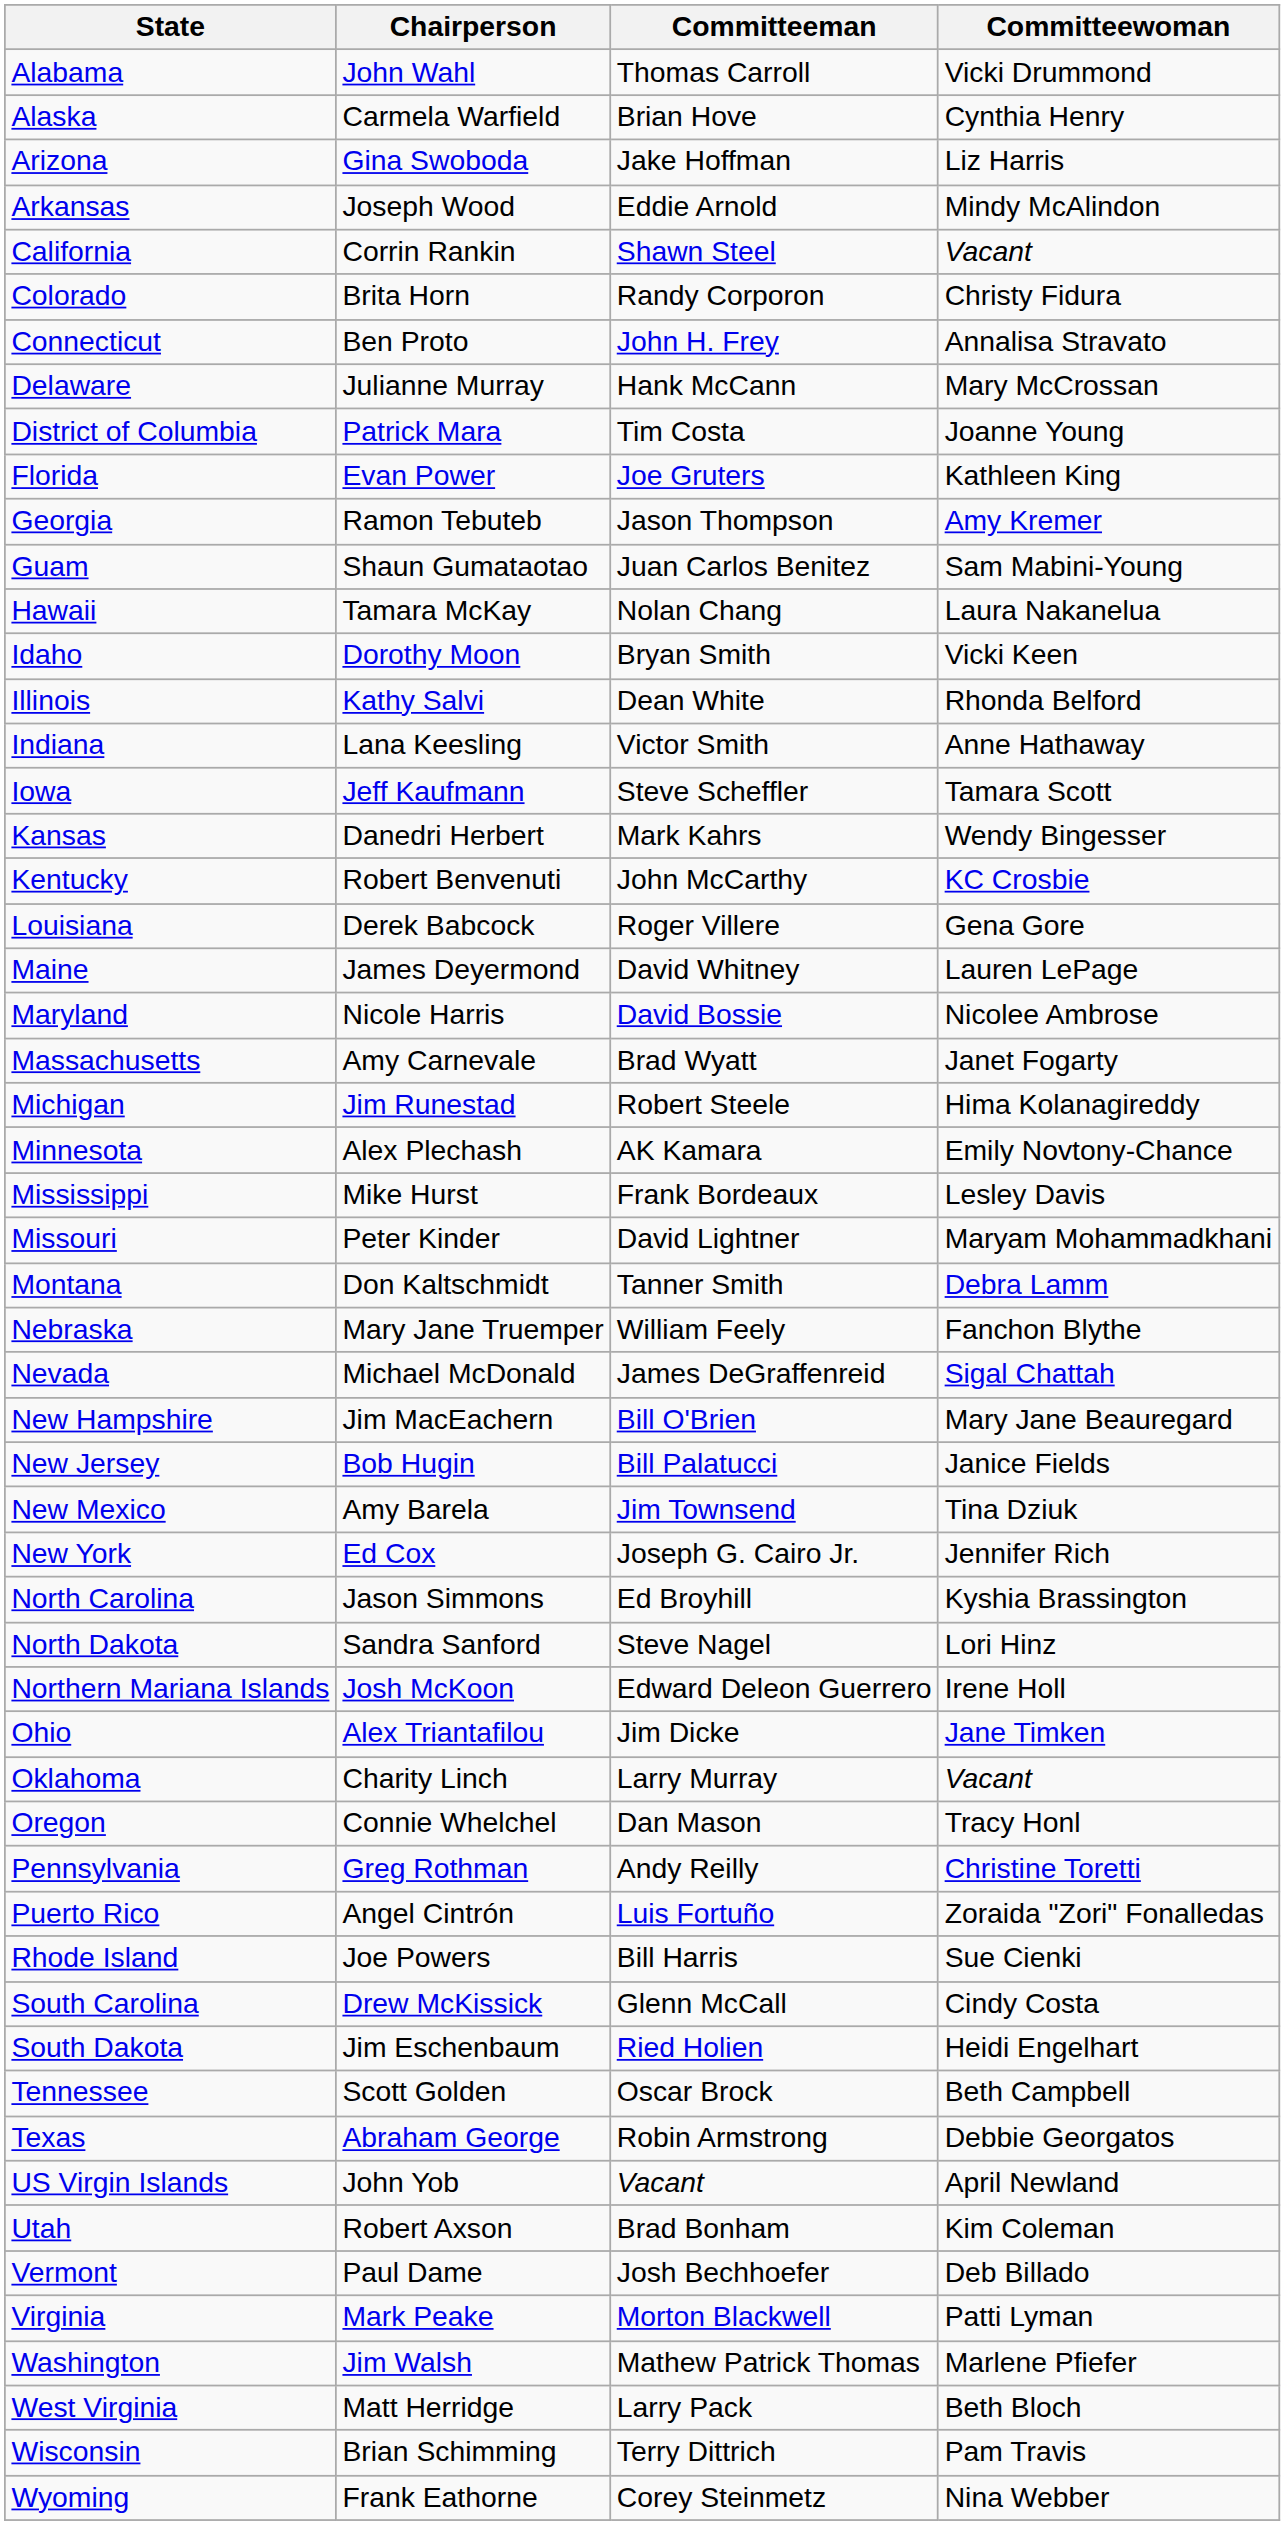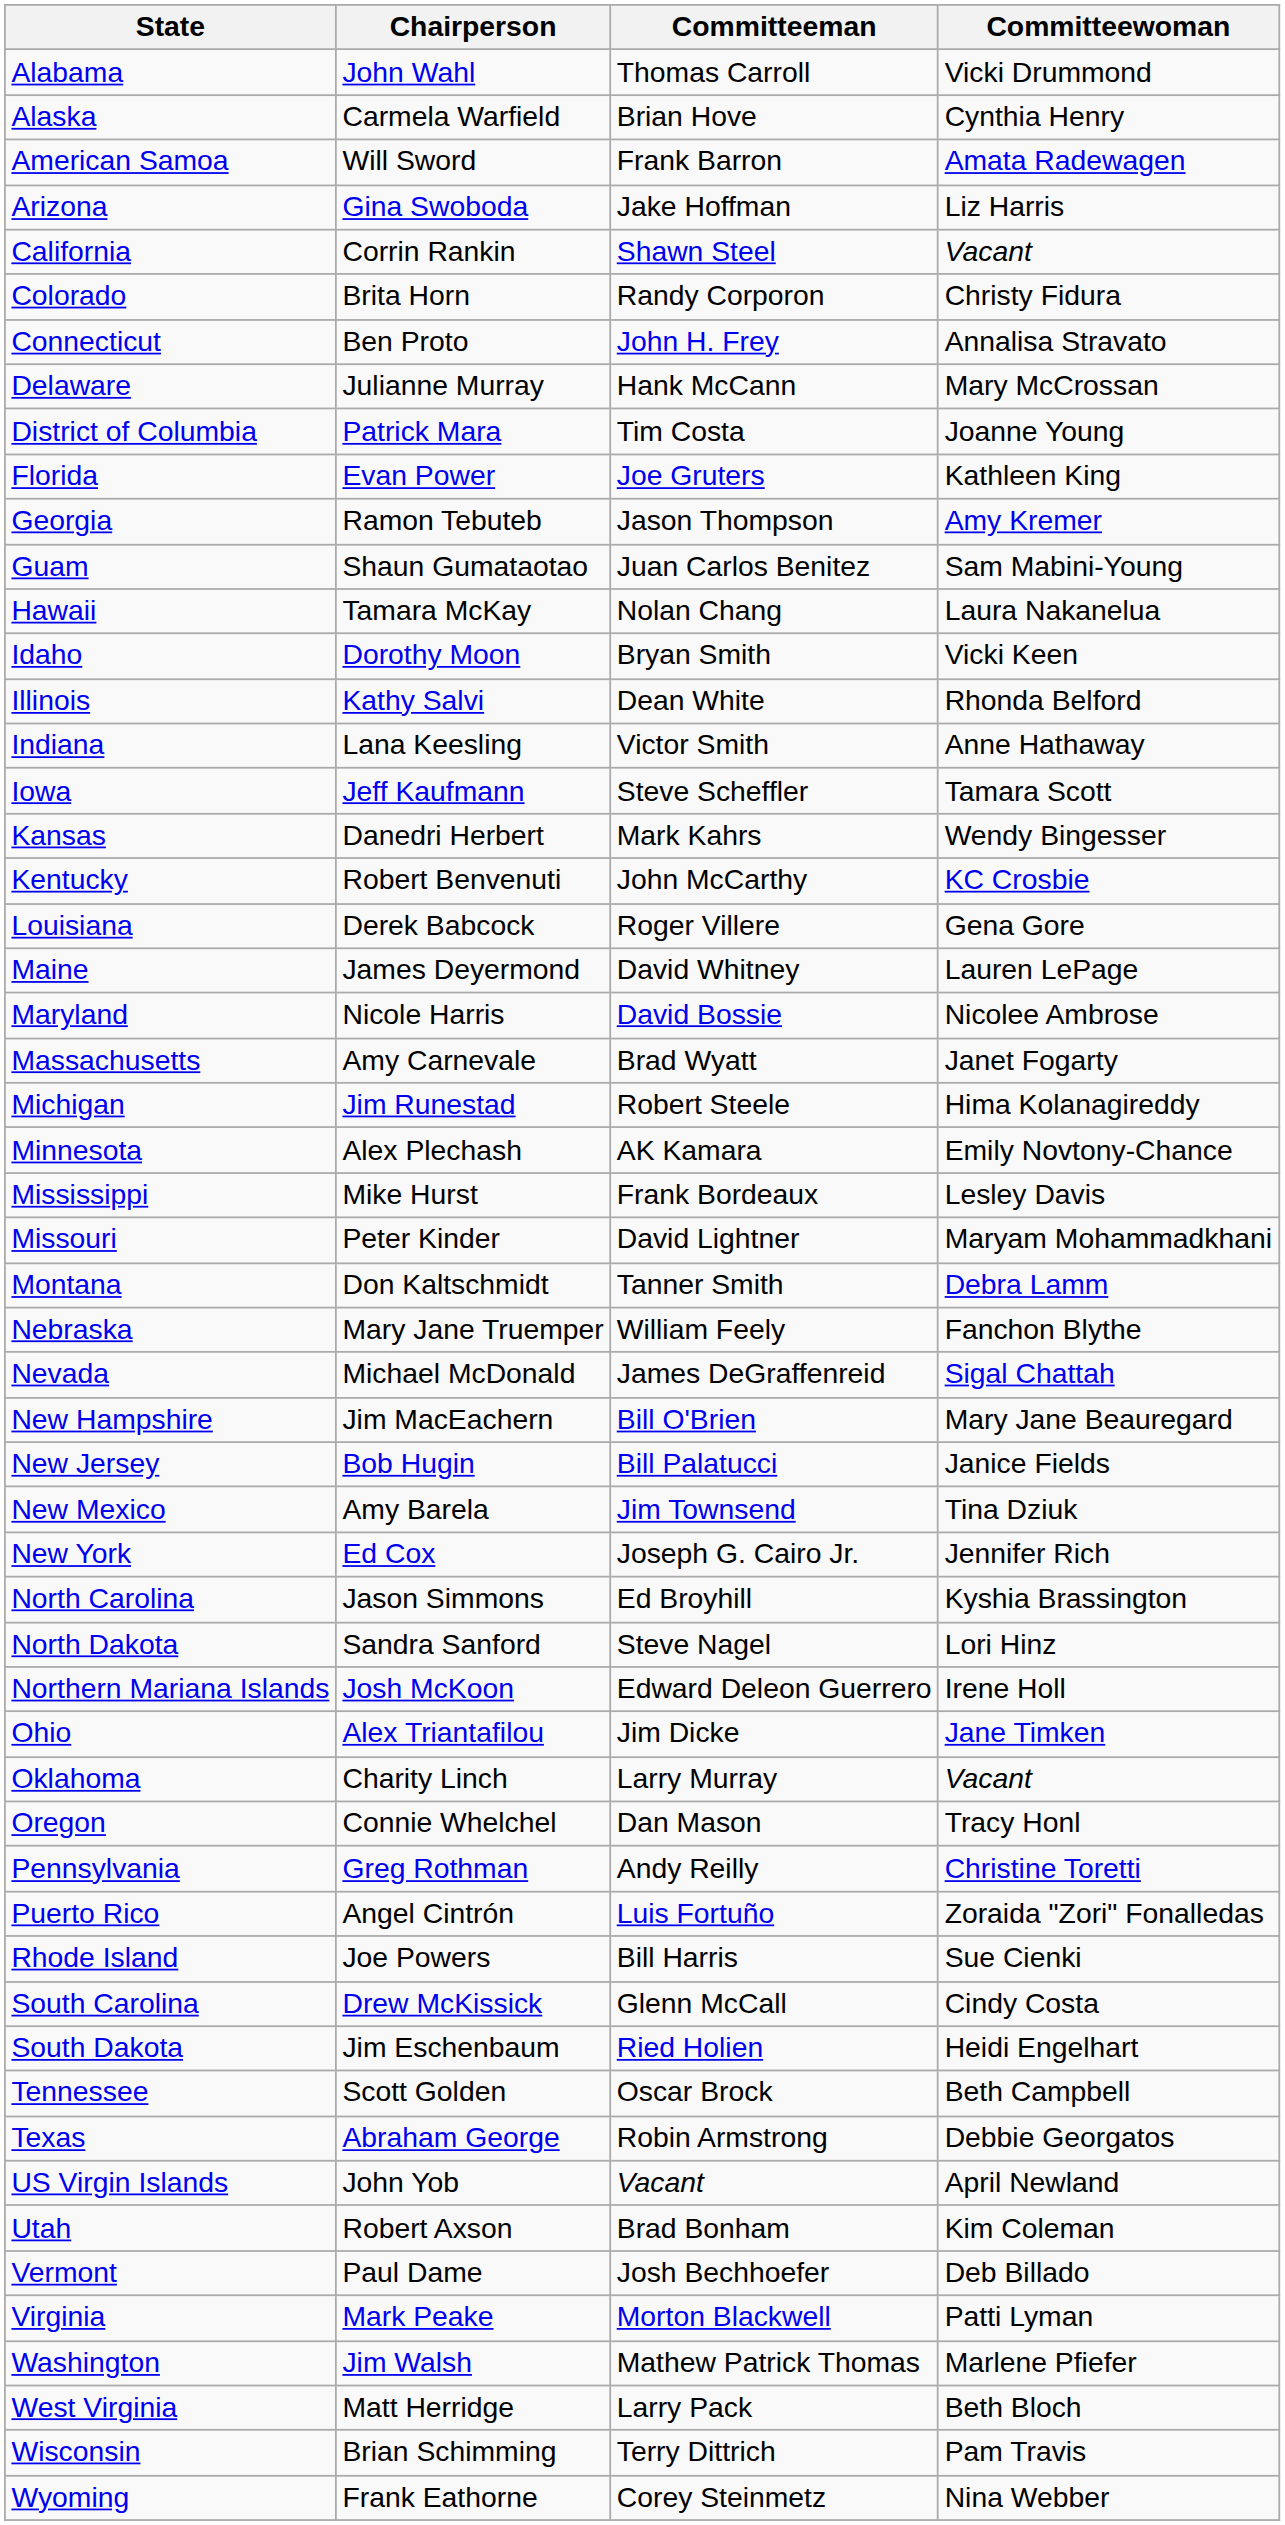+ row: (120, 161)
- row: (70, 206)
